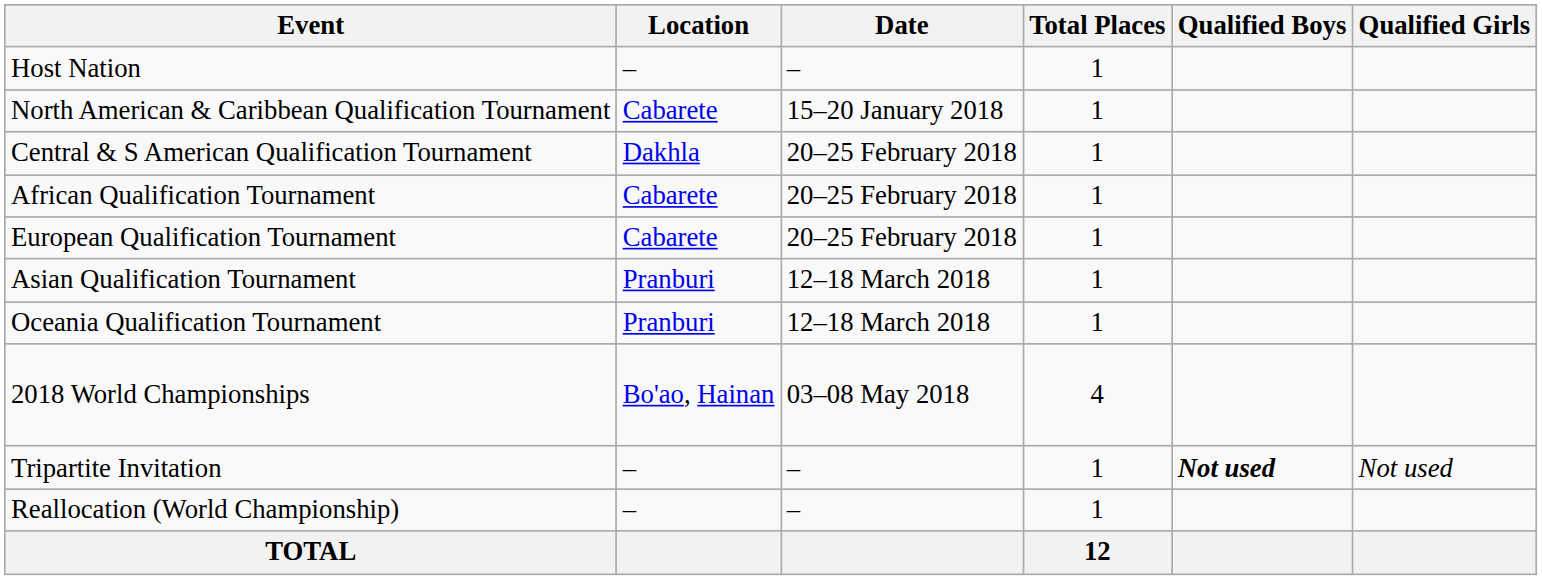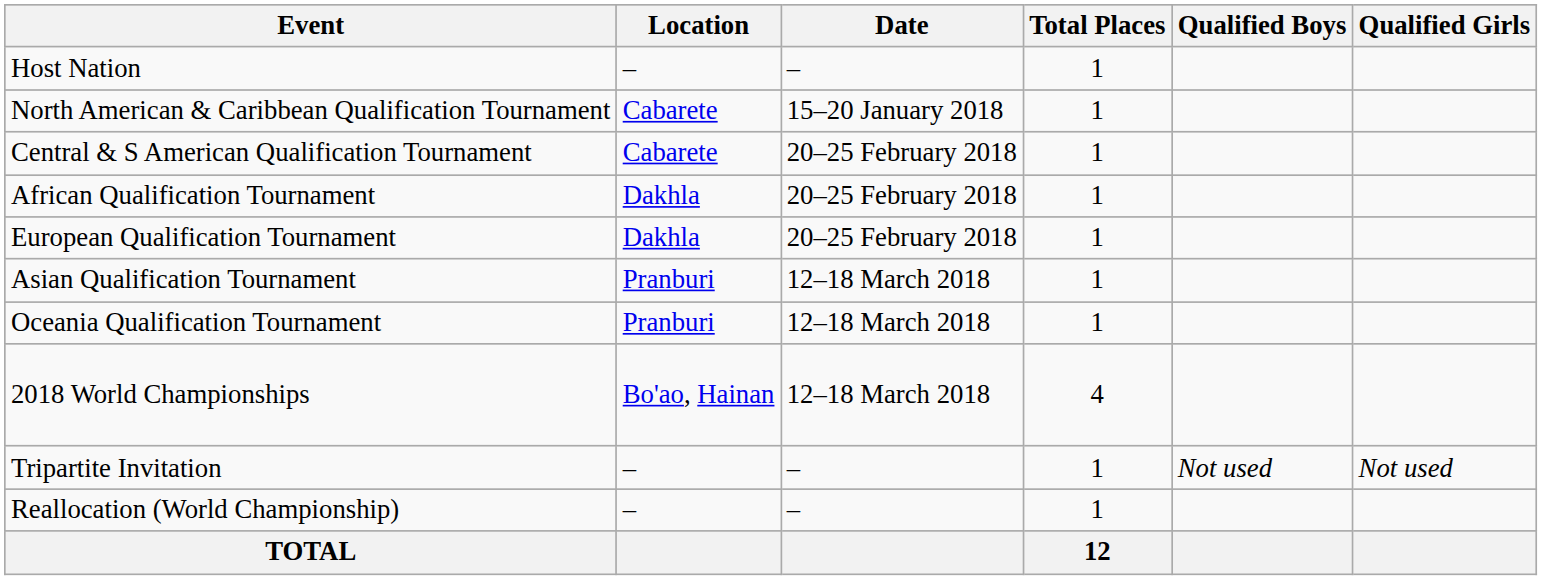(661, 152) Dakhla -> (670, 152) Cabarete
(670, 195) Cabarete -> (661, 195) Dakhla
(670, 237) Cabarete -> (661, 237) Dakhla
(878, 394) 03–08 May 2018 -> (888, 394) 12–18 March 2018
(1226, 467) bold -> (1225, 467) normal
